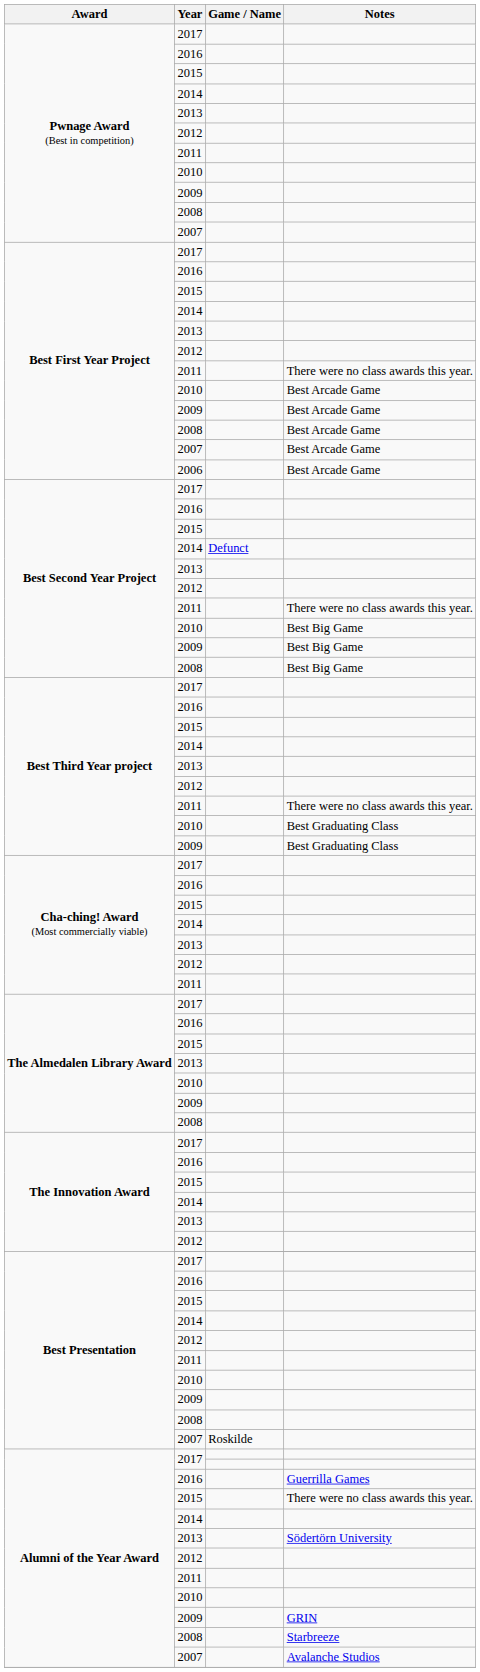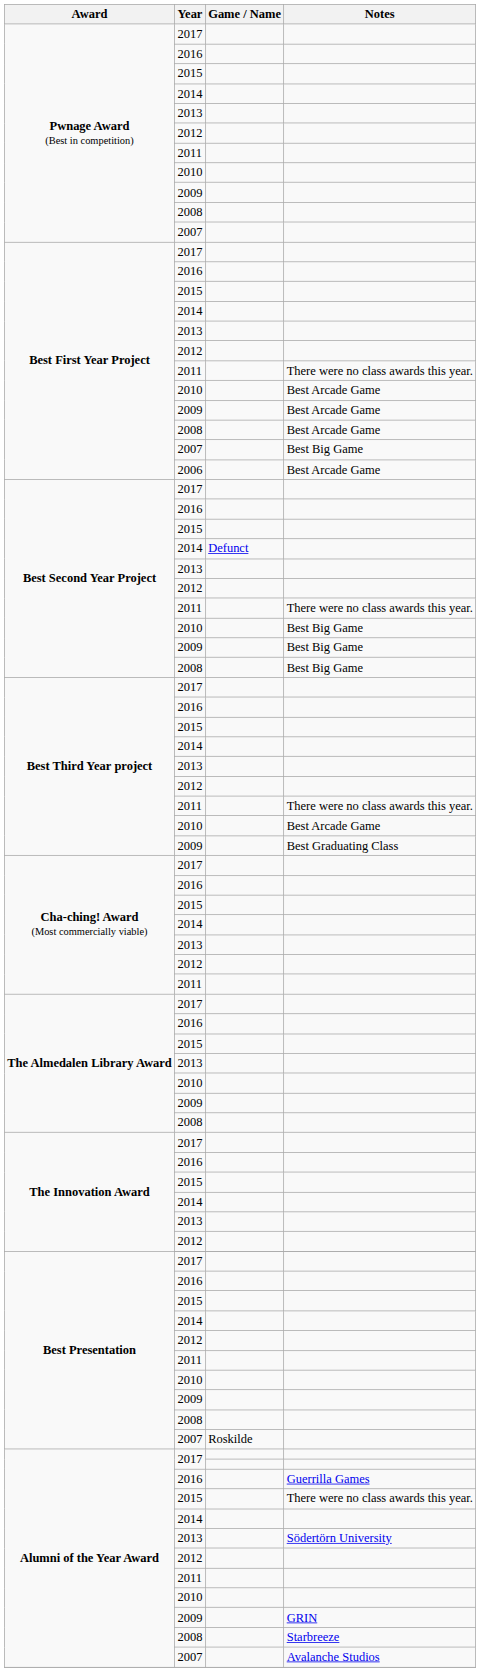(333, 449) Best Arcade Game -> (325, 449) Best Big Game
(343, 825) Best Graduating Class -> (333, 825) Best Arcade Game
